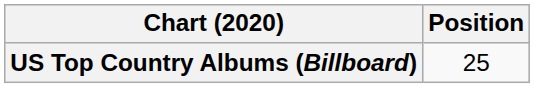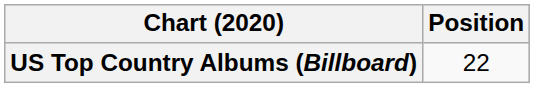(476, 62) 25 -> (476, 62) 22
